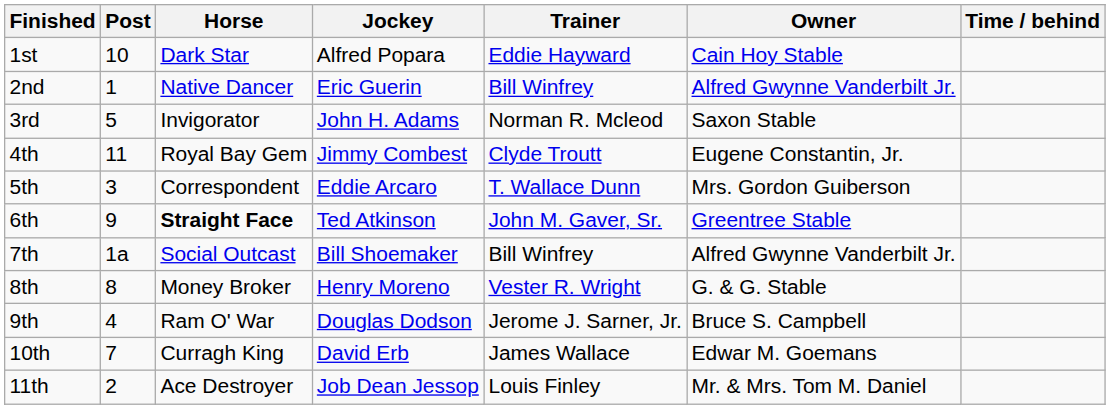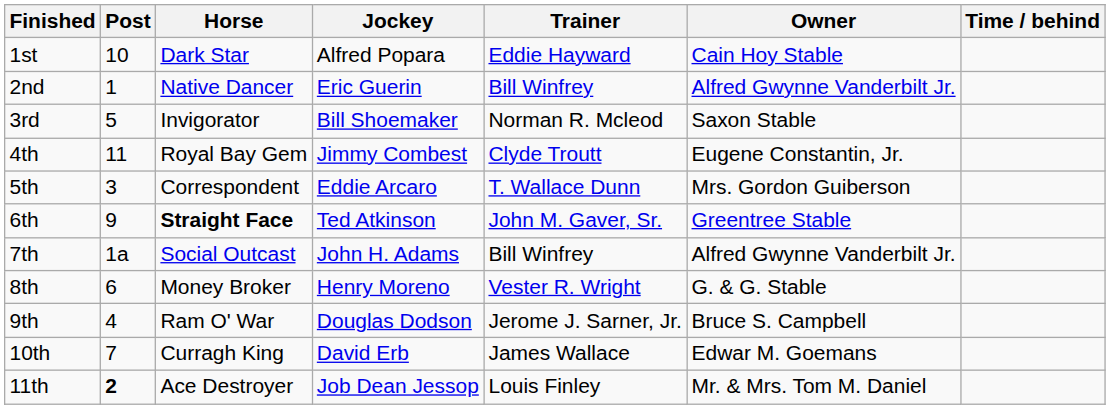(388, 120) John H. Adams -> (387, 120) Bill Shoemaker
(387, 253) Bill Shoemaker -> (388, 253) John H. Adams
(111, 287) 8 -> (111, 287) 6
(111, 386) normal -> (111, 386) bold
